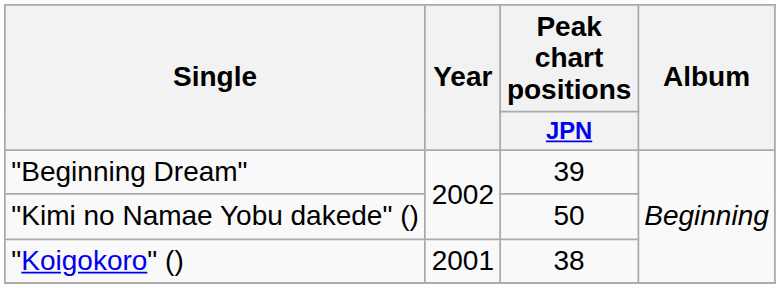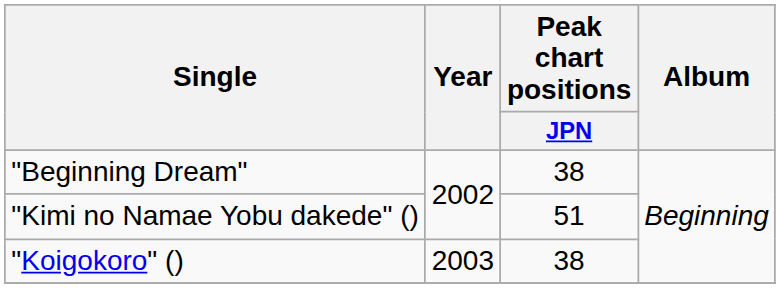(569, 171) 39 -> (569, 171) 38
(569, 216) 50 -> (569, 216) 51
(463, 260) 2001 -> (463, 260) 2003
